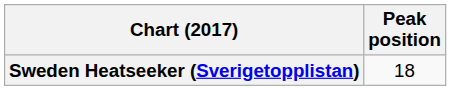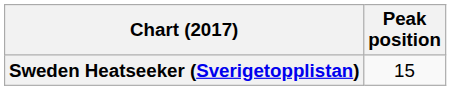(405, 70) 18 -> (405, 70) 15
